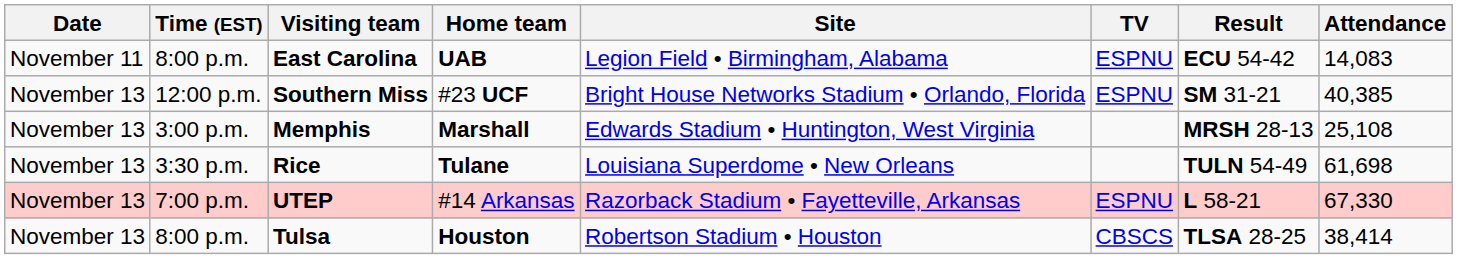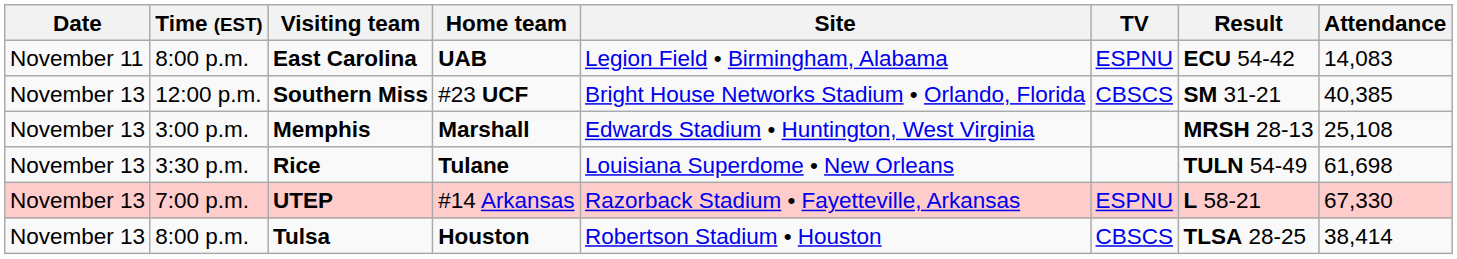(1134, 94) ESPNU -> (1134, 94) CBSCS
